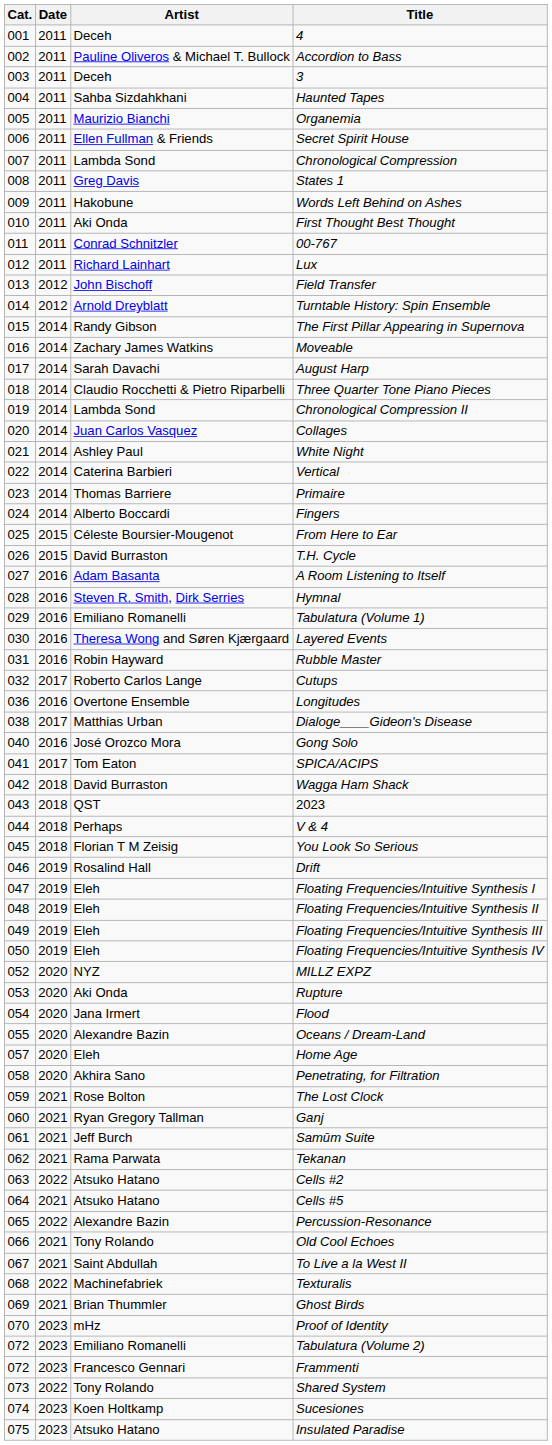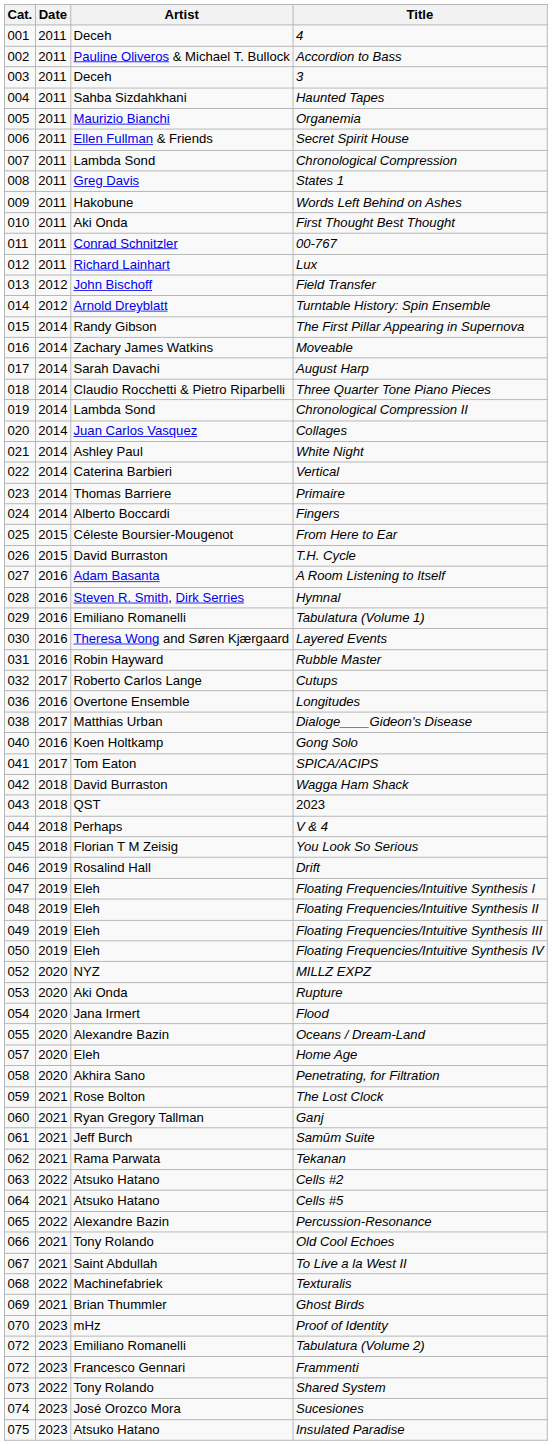(127, 743) José Orozco Mora -> (118, 743) Koen Holtkamp
(118, 1409) Koen Holtkamp -> (127, 1409) José Orozco Mora
